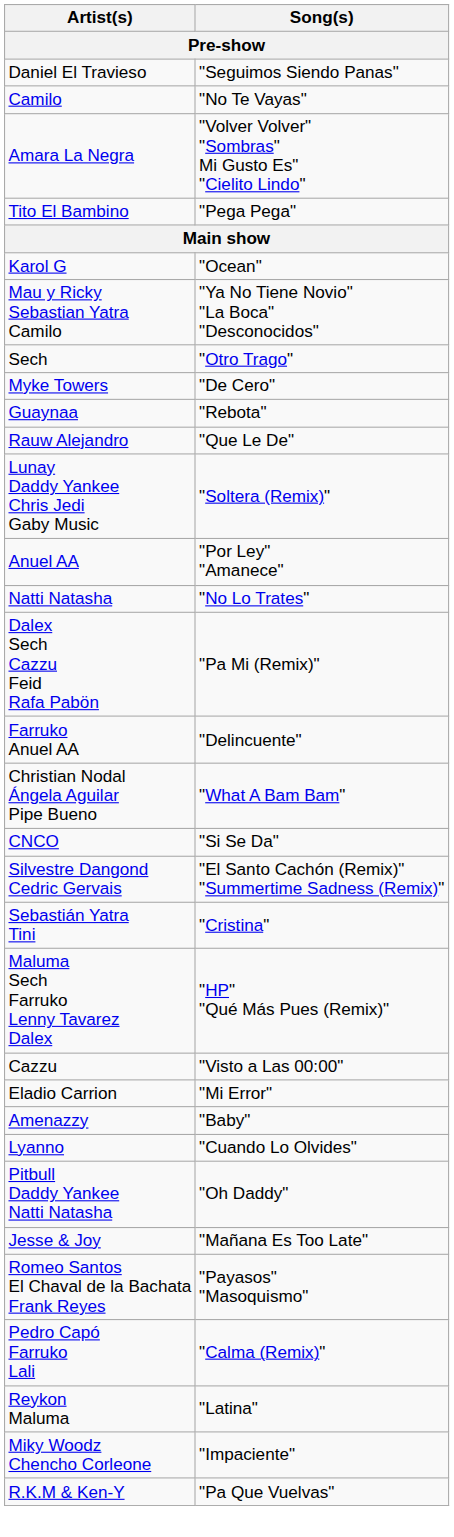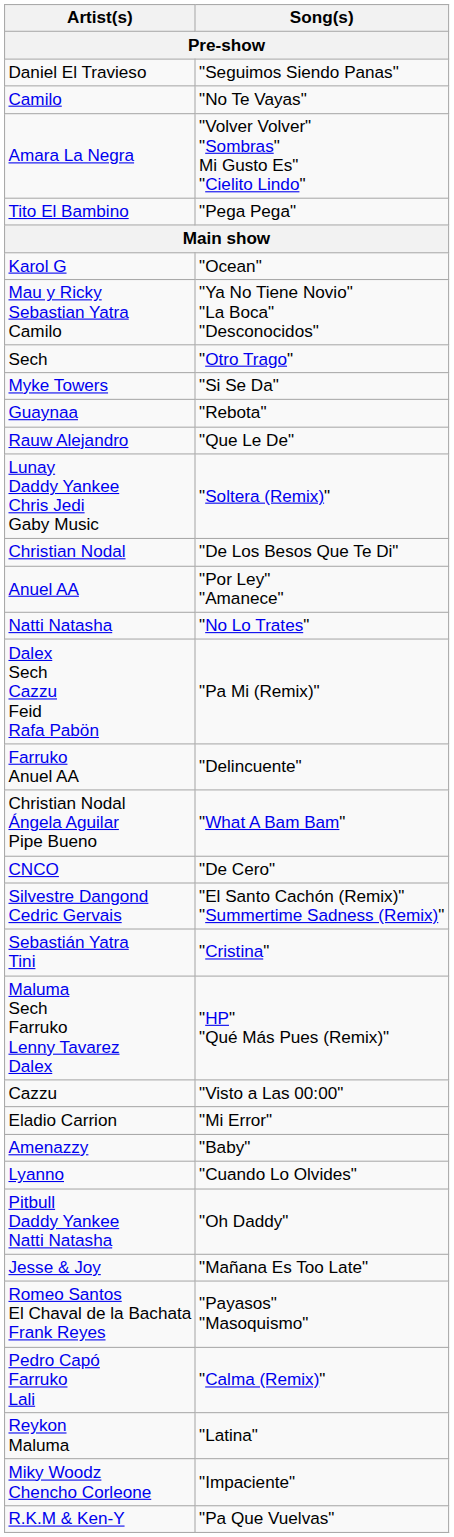(237, 385) "De Cero" -> (239, 385) "Si Se Da"
+ row: (67, 552)
(239, 842) "Si Se Da" -> (237, 869) "De Cero"
